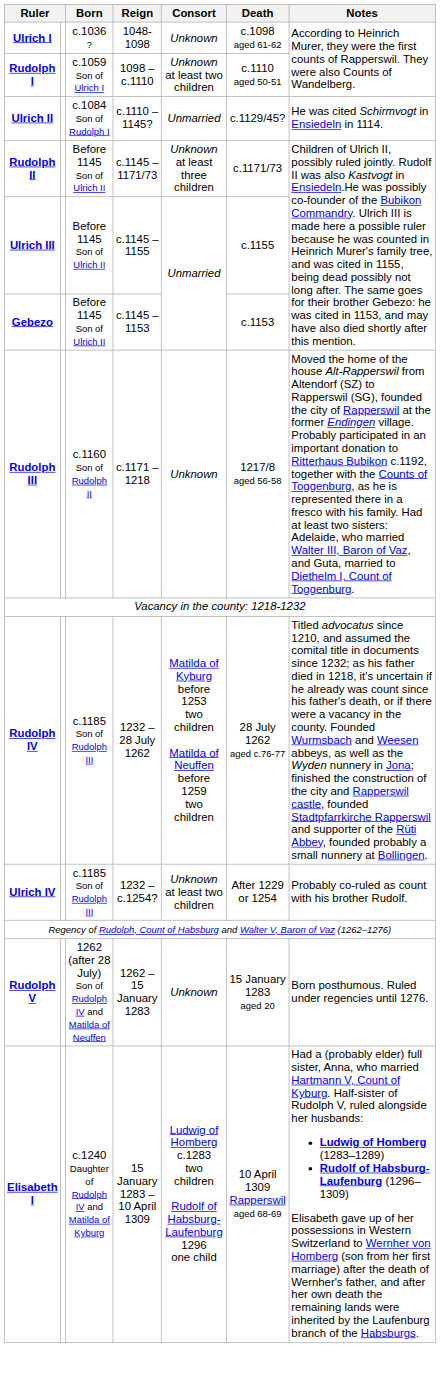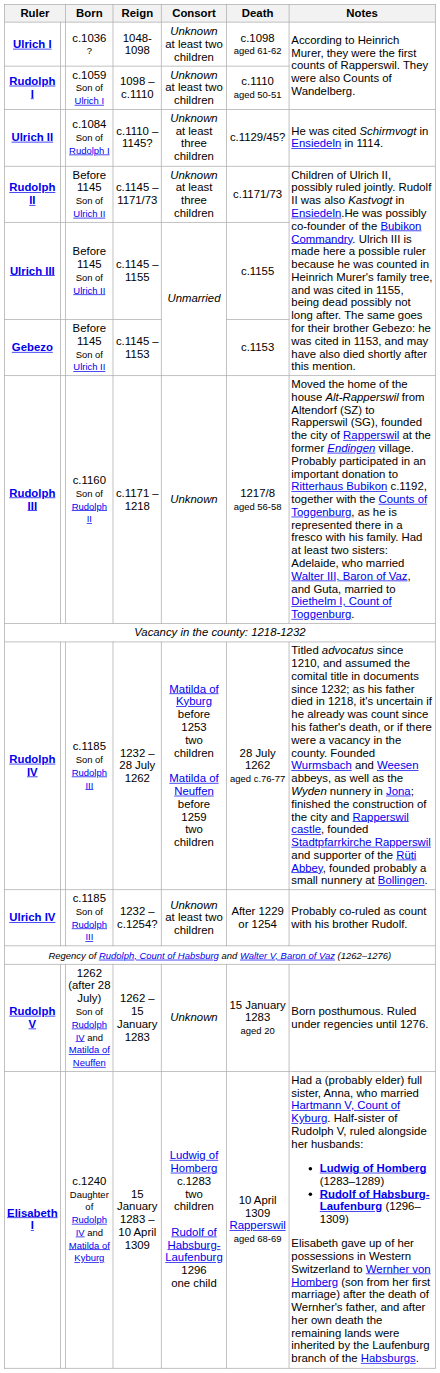(194, 37) Unknown -> (194, 44) Unknown at least two children
(194, 118) Unmarried -> (194, 137) Unknown at least three children
